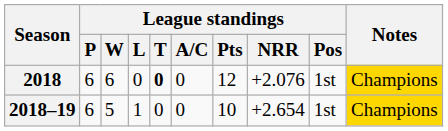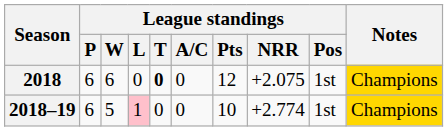(278, 79) +2.076 -> (278, 79) +2.075
(137, 110) no background -> (137, 110) pink background
(278, 110) +2.654 -> (278, 110) +2.774
